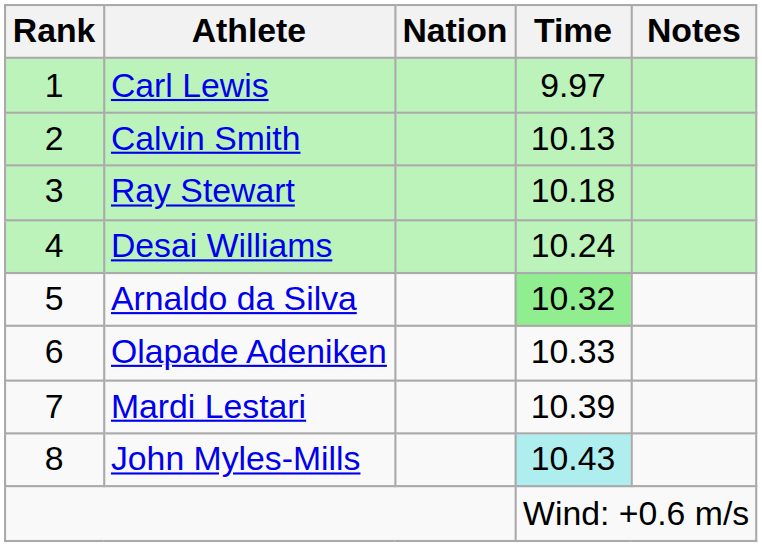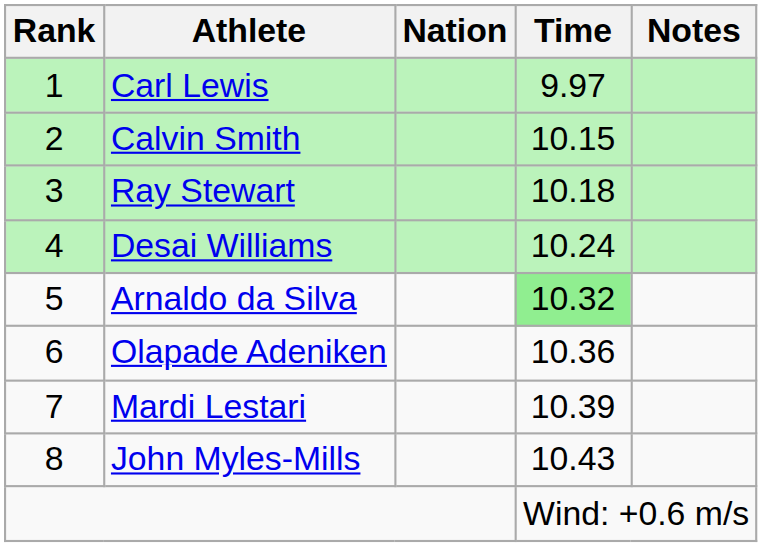(573, 138) 10.13 -> (573, 138) 10.15
(573, 352) 10.33 -> (573, 352) 10.36
(573, 459) paleturquoise background -> (573, 459) no background
